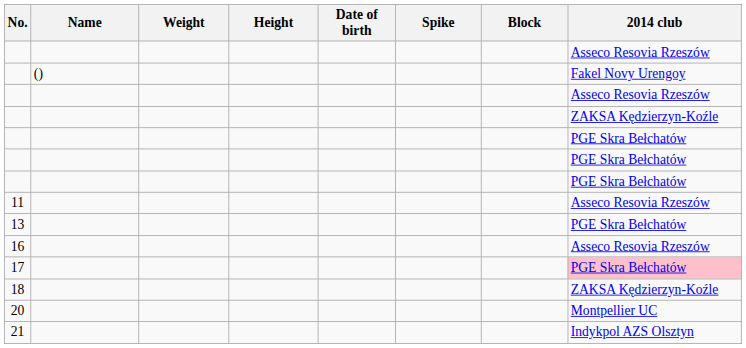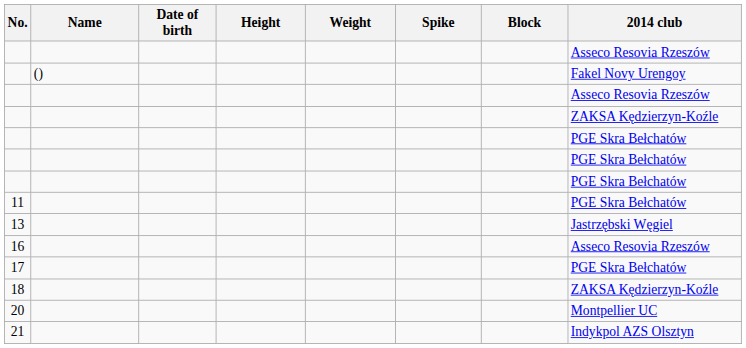columns swapped: (357, 22) <-> (184, 22)
(640, 203) Asseco Resovia Rzeszów -> (629, 203) PGE Skra Bełchatów
(629, 224) PGE Skra Bełchatów -> (622, 224) Jastrzębski Węgiel
(629, 267) pink background -> (629, 267) no background
